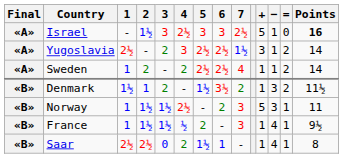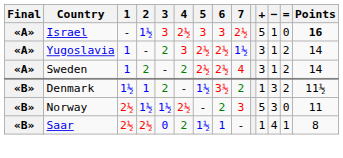(127, 51) 2½ -> (127, 51) 1
(262, 69) 1 -> (262, 69) 3
(127, 107) 1 -> (127, 107) 2½
(286, 107) 1 -> (286, 107) 0
- row: (67, 125)
